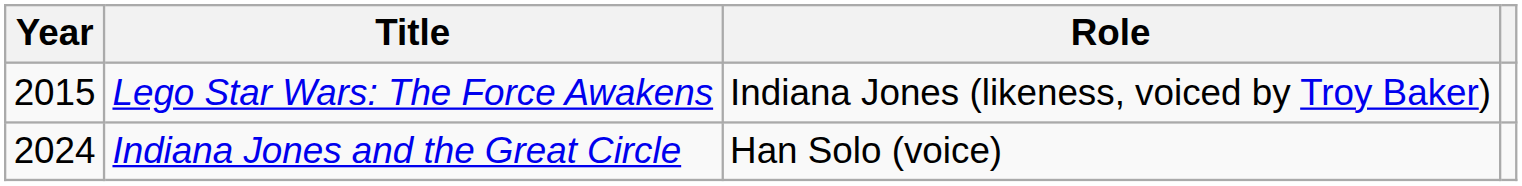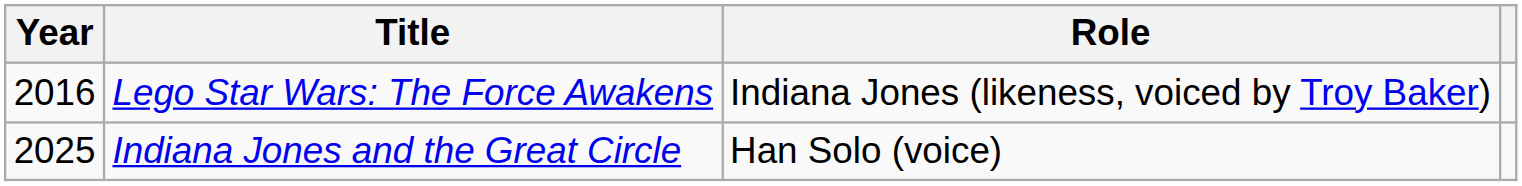(55, 92) 2015 -> (55, 92) 2016
(55, 150) 2024 -> (55, 150) 2025
